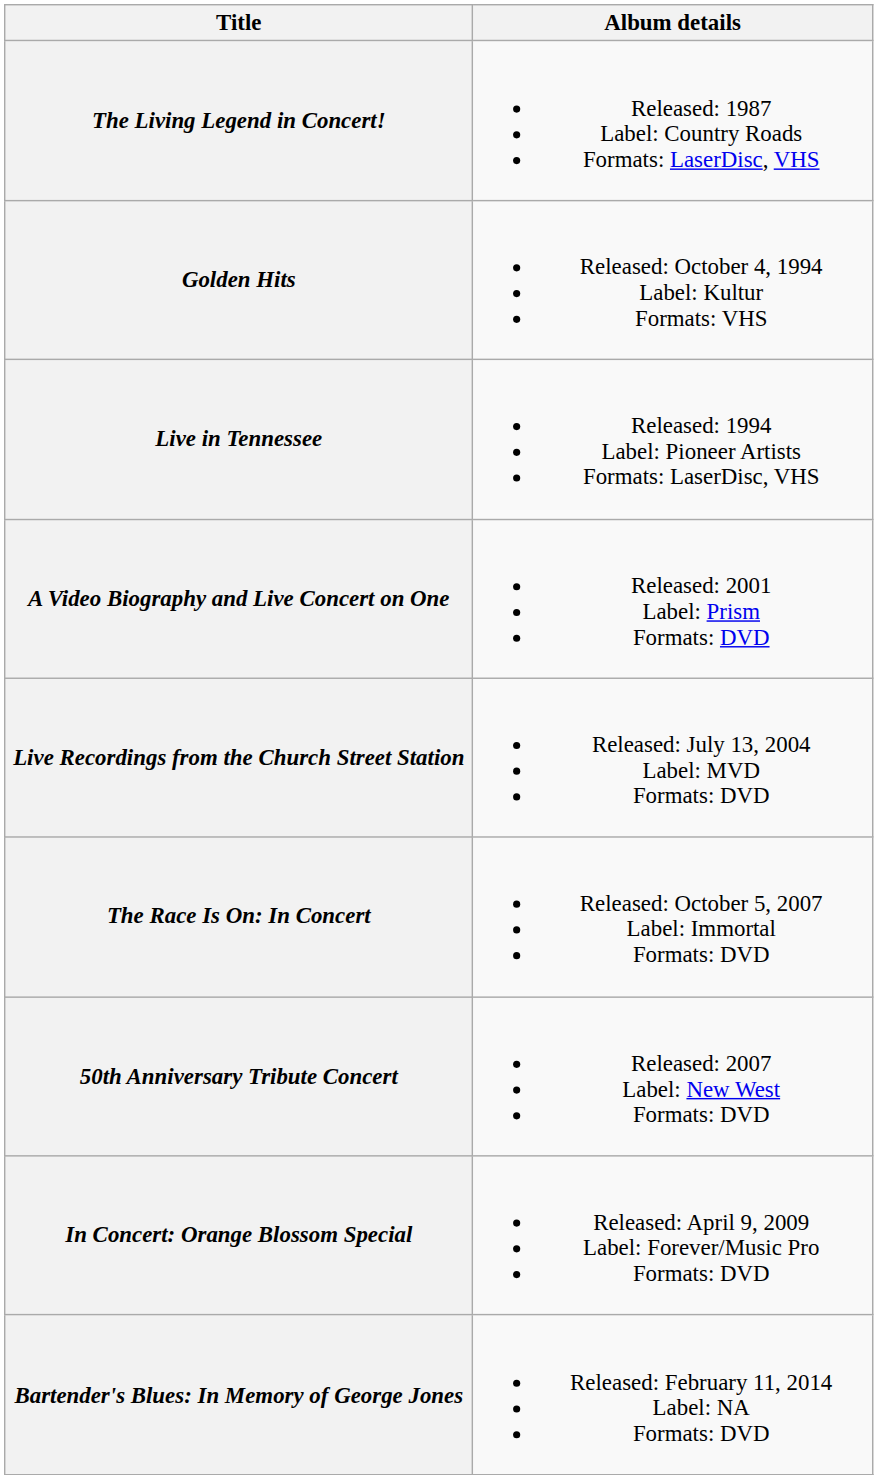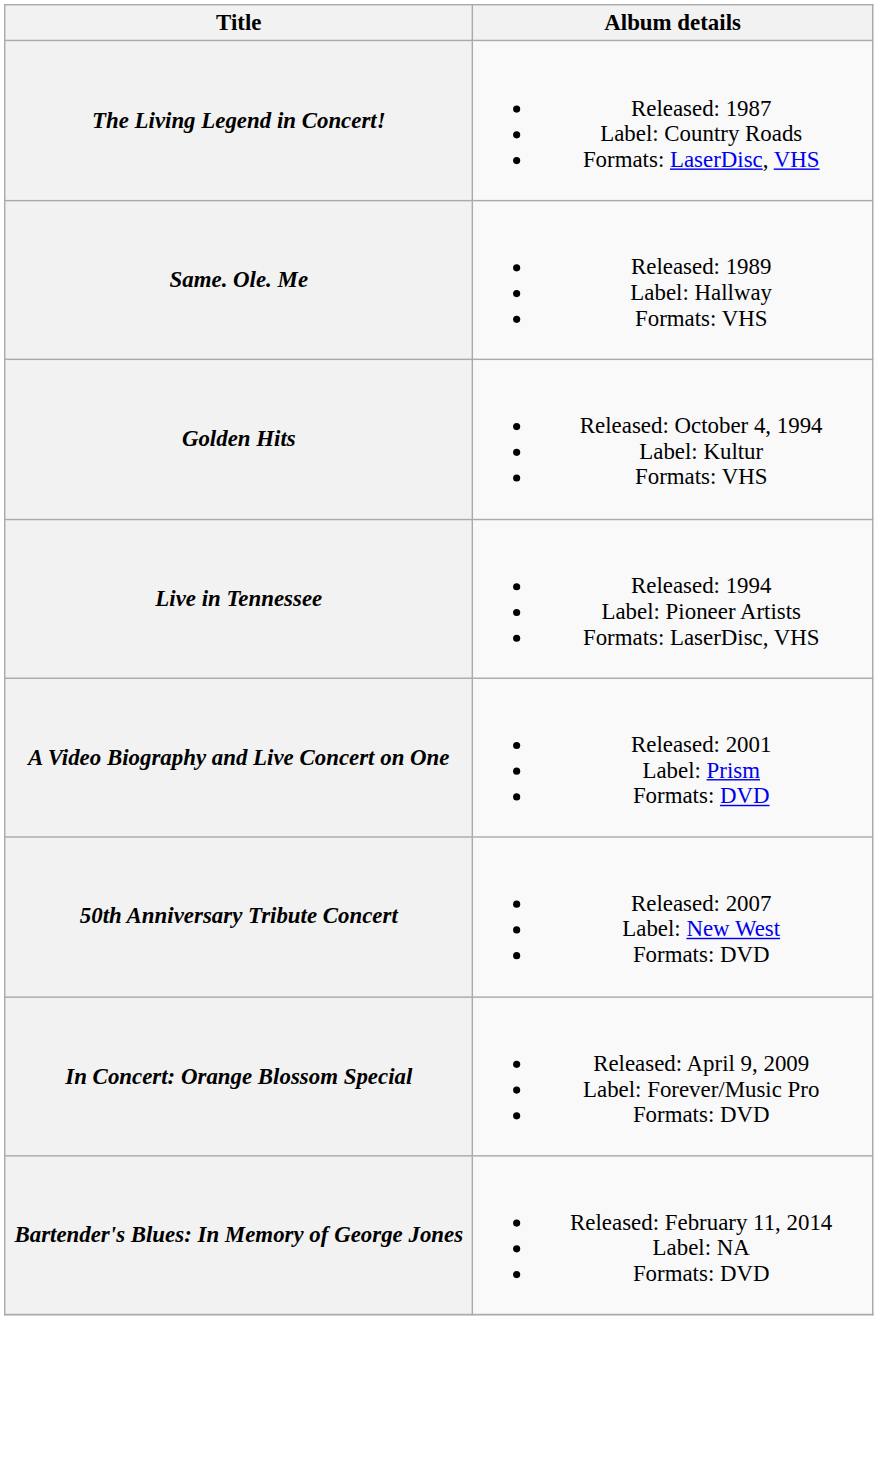+ row: (239, 279)
- row: (239, 757)
- row: (239, 916)
